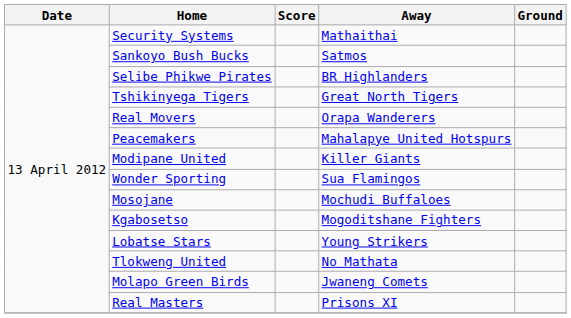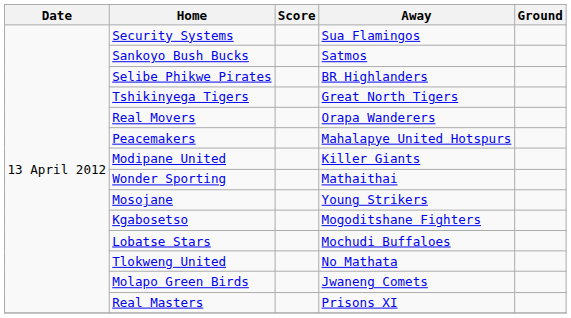(360, 35) Mathaithai -> (371, 35) Sua Flamingos
(371, 179) Sua Flamingos -> (360, 179) Mathaithai
(386, 200) Mochudi Buffaloes -> (375, 200) Young Strikers
(375, 241) Young Strikers -> (386, 241) Mochudi Buffaloes
